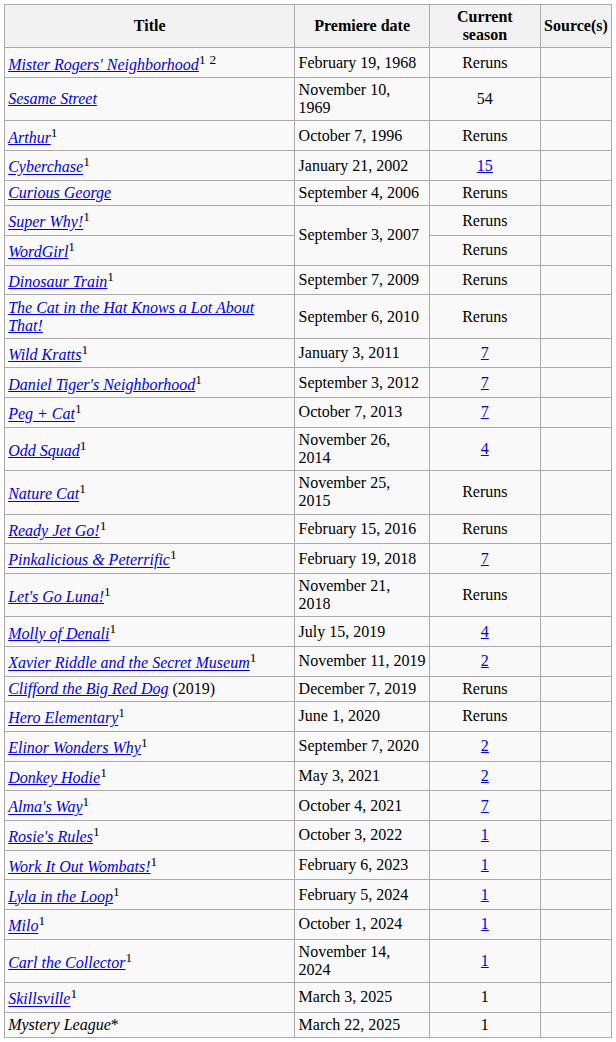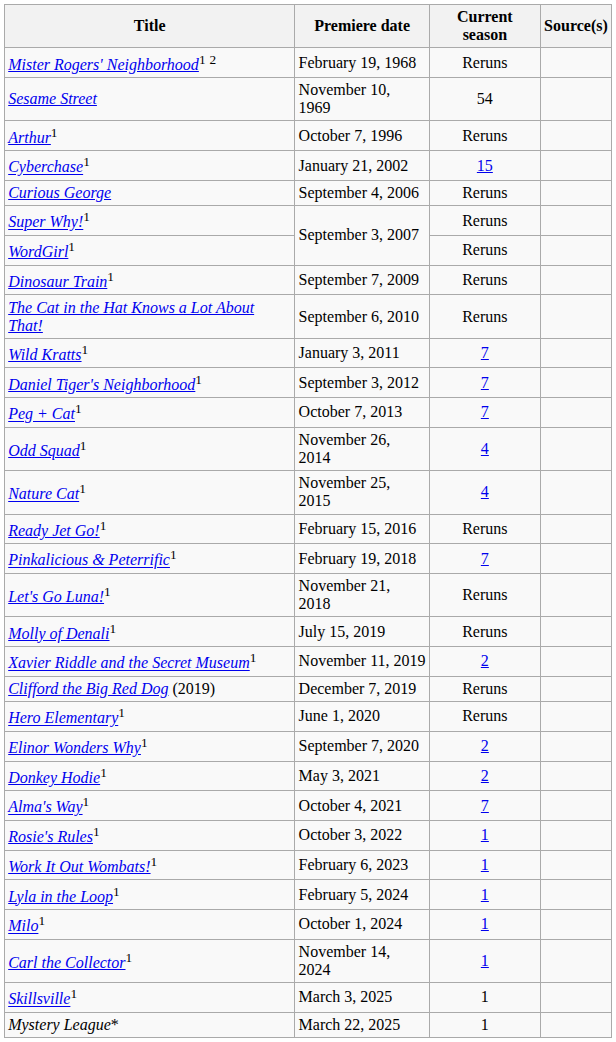(485, 492) Reruns -> (485, 492) 4
(485, 631) 4 -> (485, 631) Reruns
